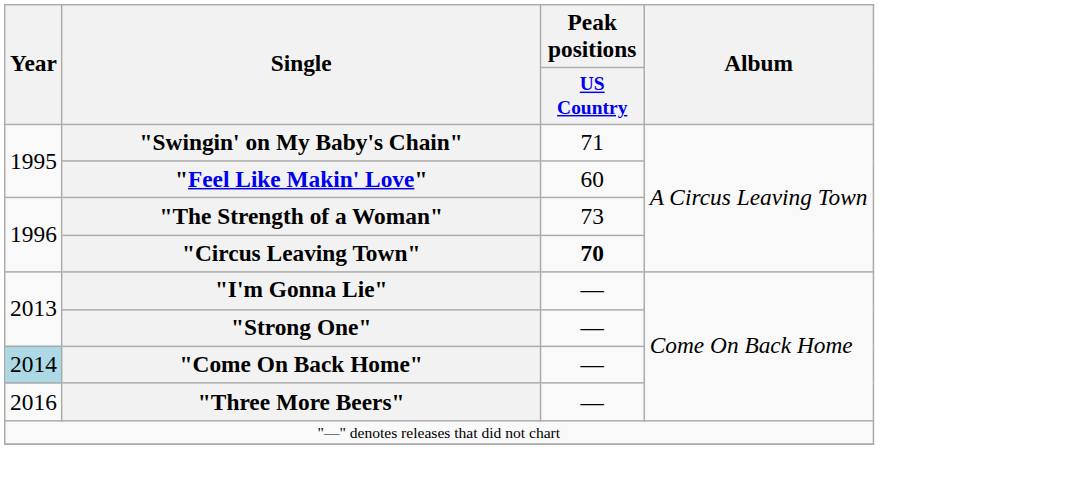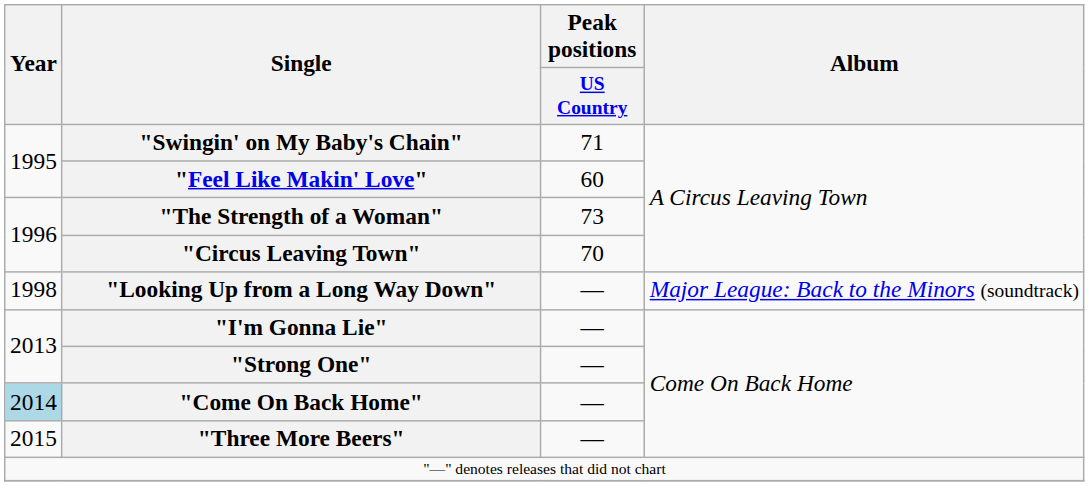(592, 253) bold -> (592, 253) normal
+ row: (301, 290)
(33, 401) 2016 -> (33, 438) 2015
